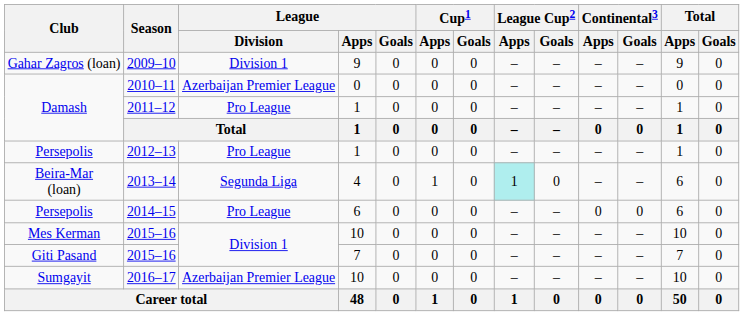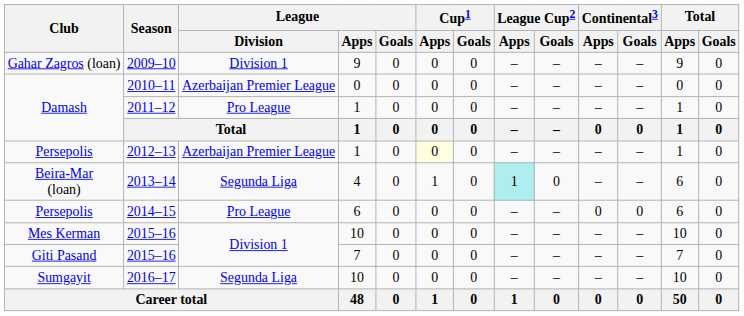(259, 151) Pro League -> (259, 151) Azerbaijan Premier League
(435, 151) no background -> (435, 151) lightyellow background
(259, 277) Azerbaijan Premier League -> (259, 277) Segunda Liga
